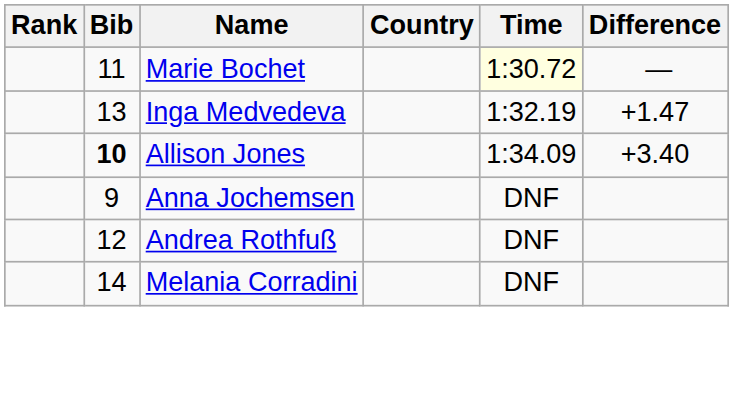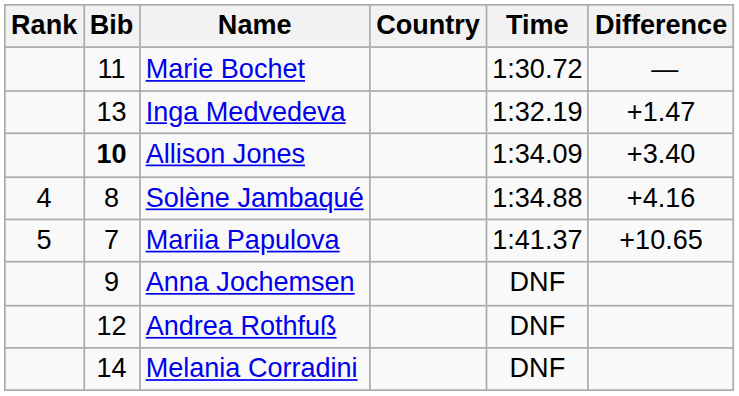(531, 68) lightyellow background -> (537, 68) no background
+ row: (255, 197)
+ row: (243, 240)
